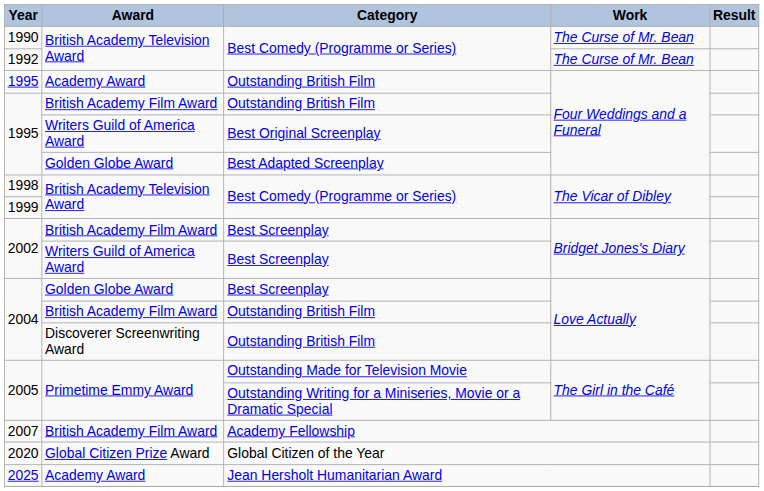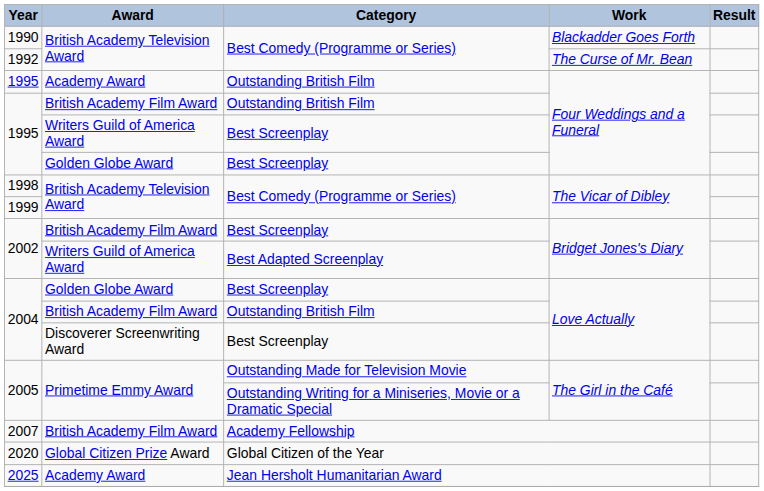(624, 37) The Curse of Mr. Bean -> (624, 37) Blackadder Goes Forth
(304, 133) Best Original Screenplay -> (278, 133) Best Screenplay
(305, 163) Best Adapted Screenplay -> (278, 163) Best Screenplay
(278, 259) Best Screenplay -> (305, 259) Best Adapted Screenplay
(301, 341) Outstanding British Film -> (278, 341) Best Screenplay
